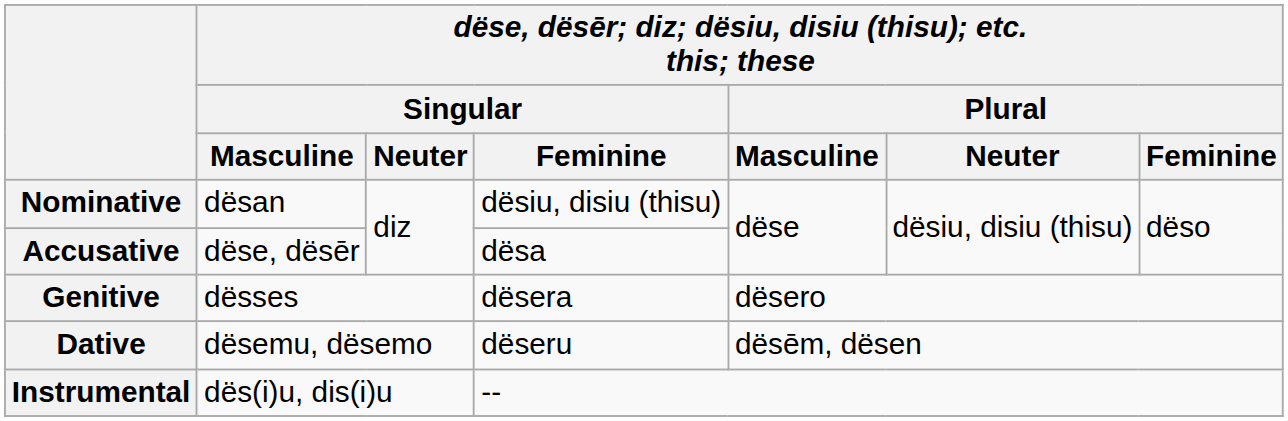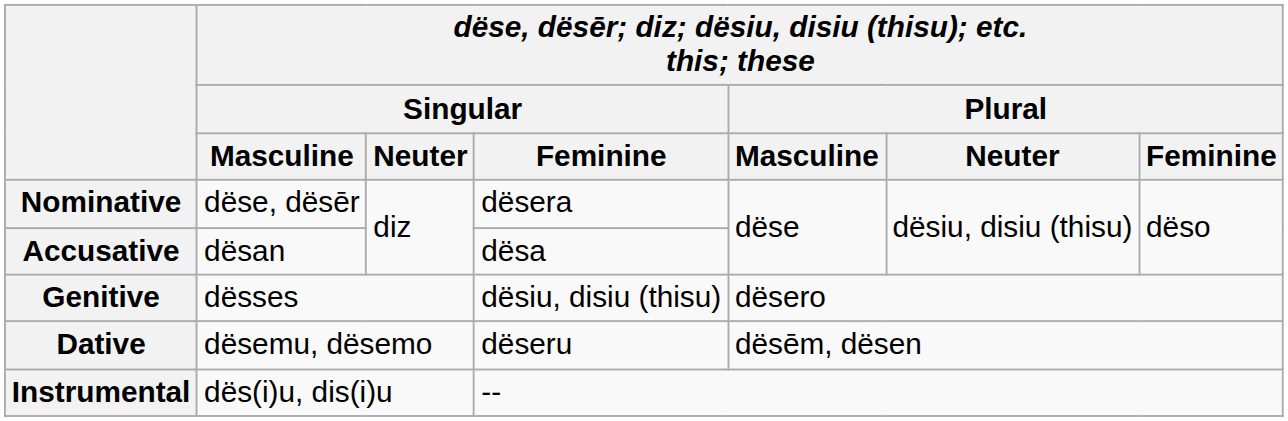(245, 203) dësan -> (282, 203) dëse, dësēr
(601, 203) dësiu, disiu (thisu) -> (527, 203) dësera
(282, 250) dëse, dësēr -> (245, 250) dësan
(527, 297) dësera -> (601, 297) dësiu, disiu (thisu)
